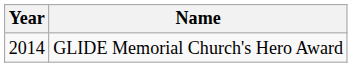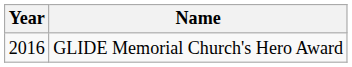(27, 47) 2014 -> (27, 47) 2016
